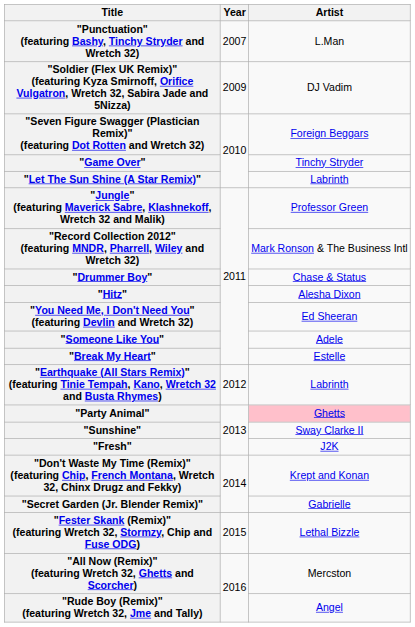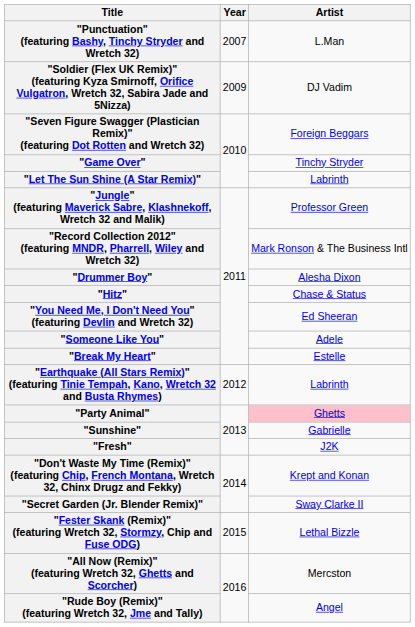(329, 277) Chase & Status -> (329, 277) Alesha Dixon
(329, 294) Alesha Dixon -> (329, 294) Chase & Status
(329, 430) Sway Clarke II -> (329, 430) Gabrielle
(329, 504) Gabrielle -> (329, 504) Sway Clarke II
